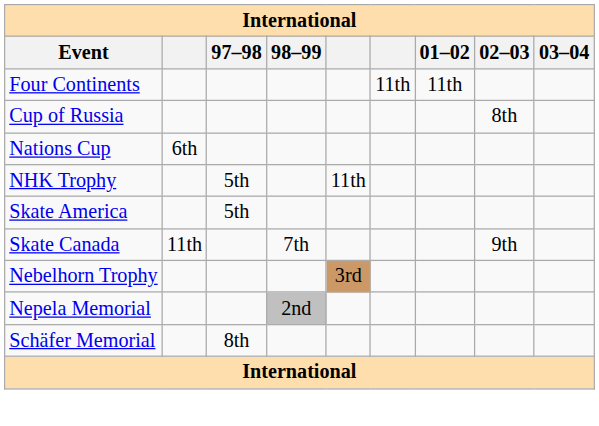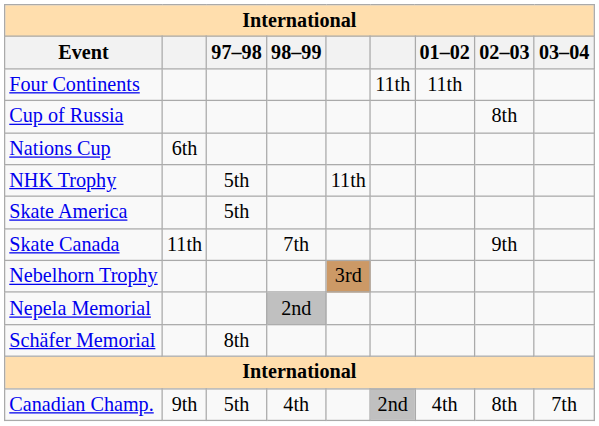+ row: (81, 404)
